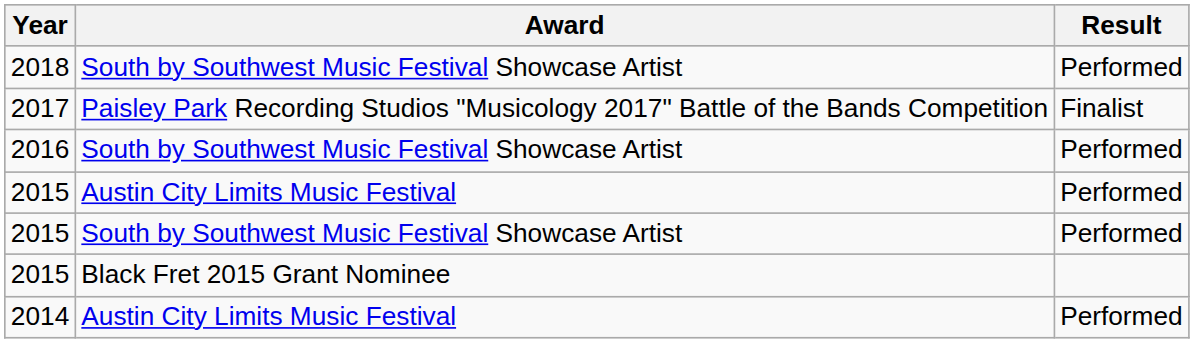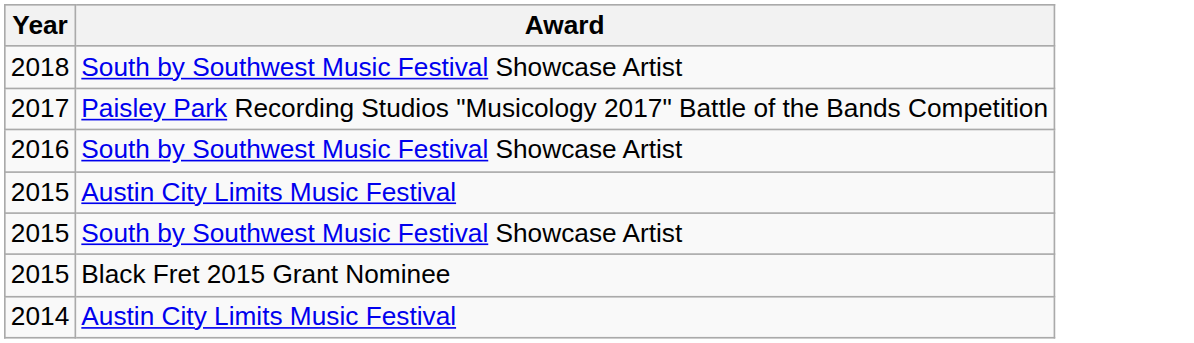- column: (1121, 25)
